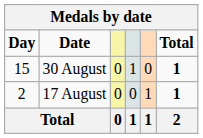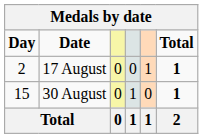rows swapped: (75, 94) <-> (75, 68)
